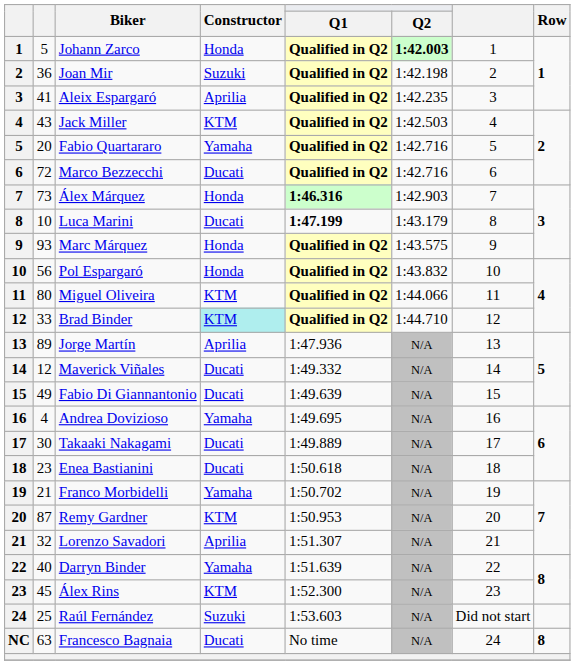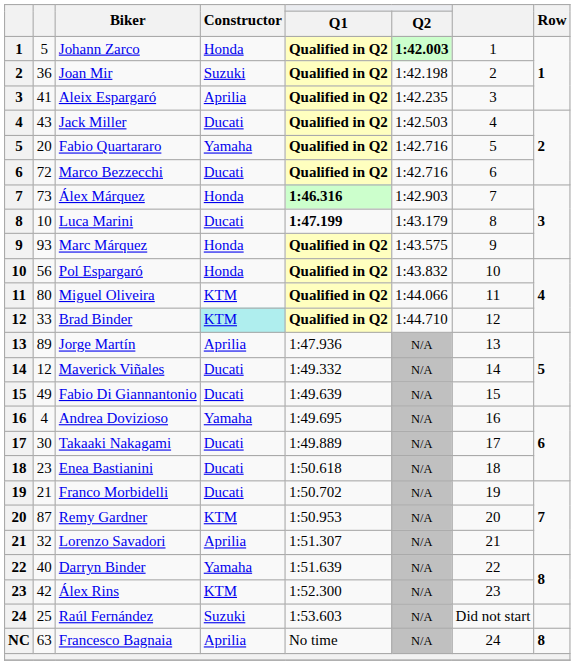(220, 122) KTM -> (224, 122) Ducati
(228, 492) Yamaha -> (224, 492) Ducati
(44, 591) 45 -> (44, 591) 42
(224, 640) Ducati -> (225, 640) Aprilia
